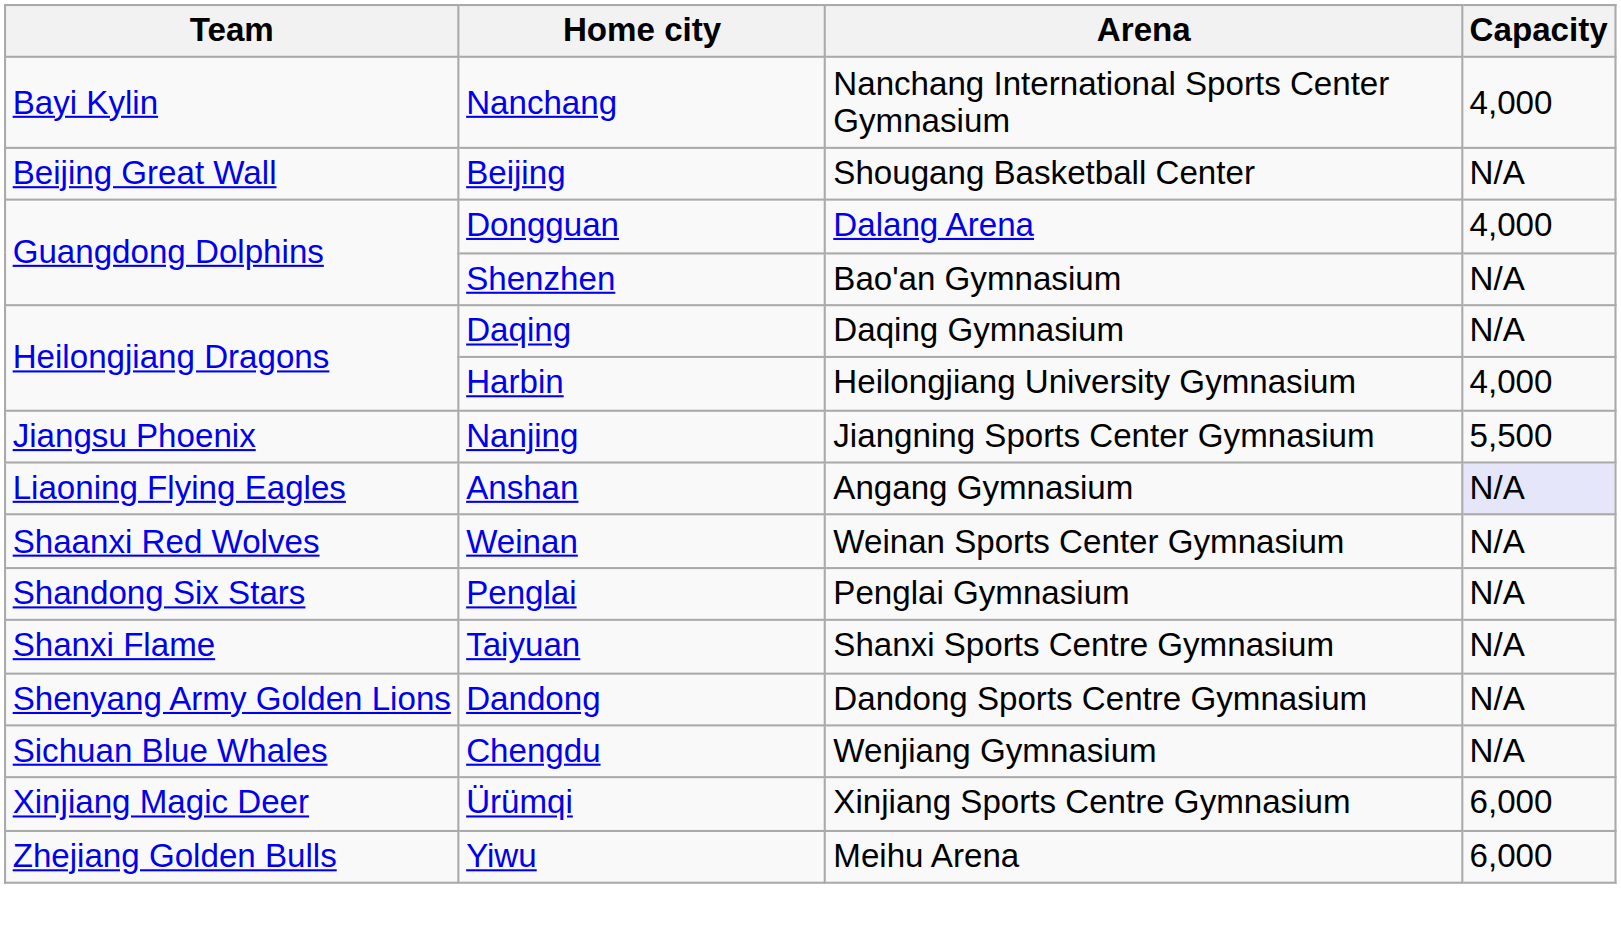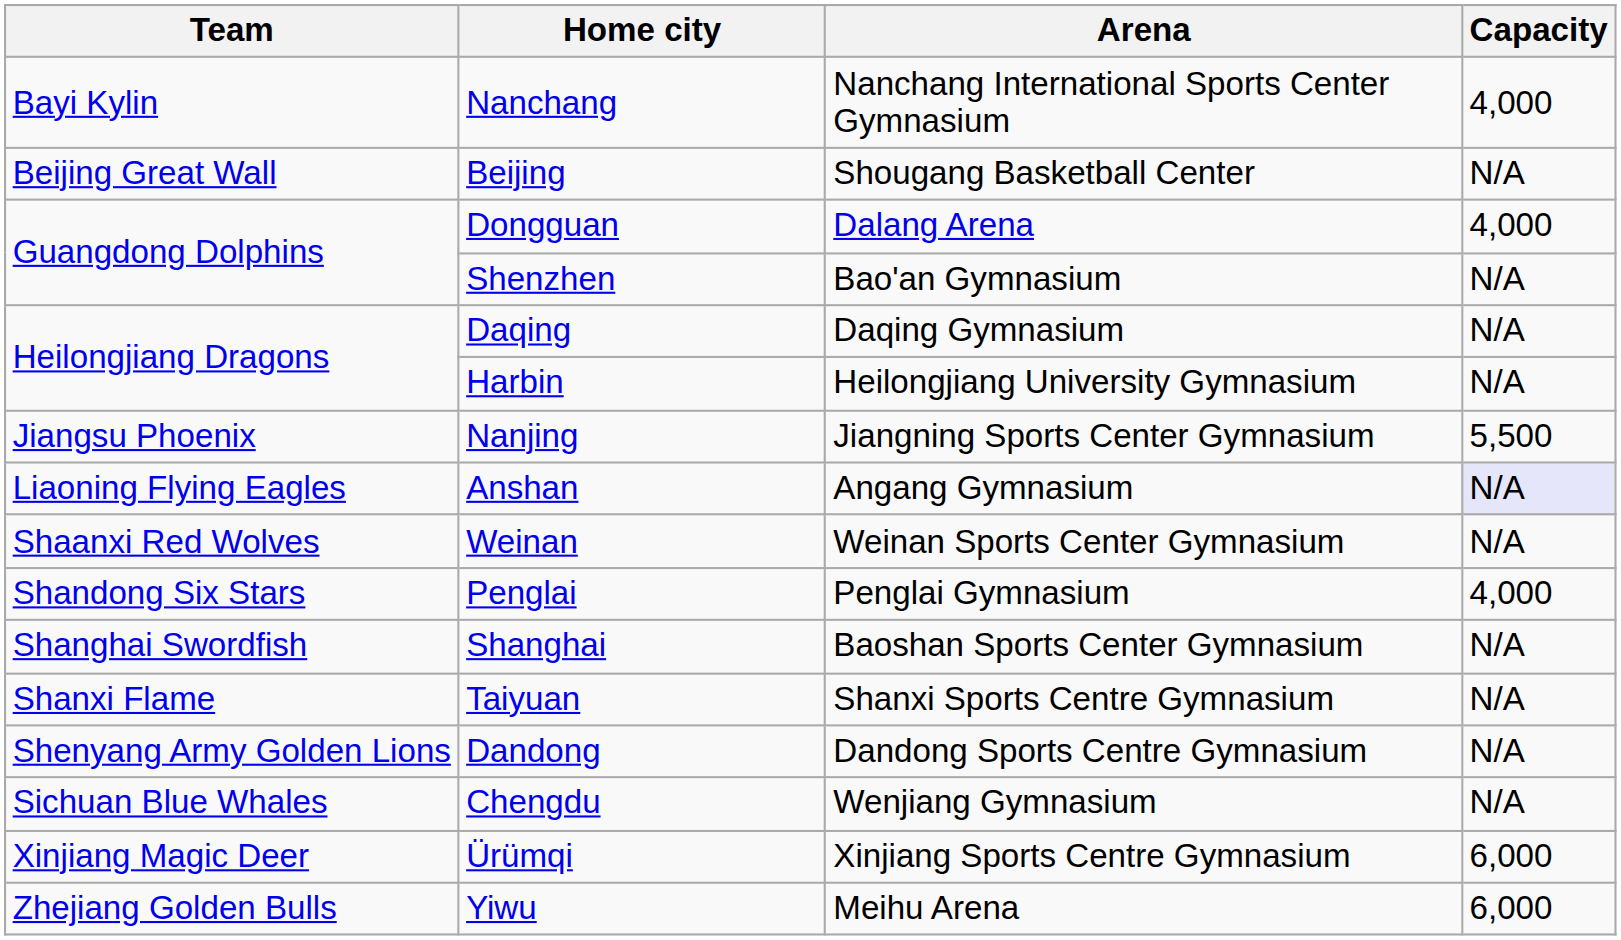(1511, 383) 4,000 -> (1497, 383) N/A
(1497, 593) N/A -> (1511, 593) 4,000
+ row: (536, 645)
